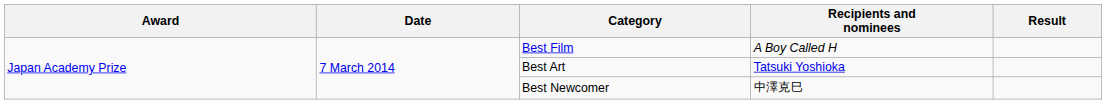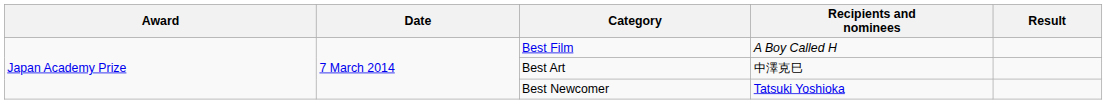(799, 67) Tatsuki Yoshioka -> (778, 67) 中澤克巳
(778, 87) 中澤克巳 -> (799, 89) Tatsuki Yoshioka
